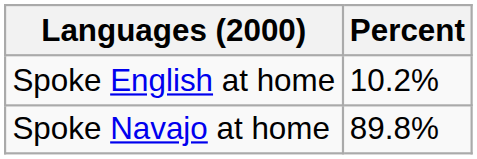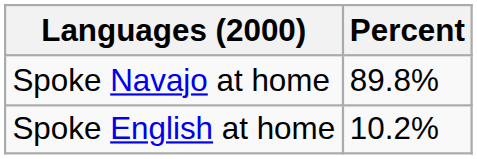rows swapped: (171, 129) <-> (174, 80)
